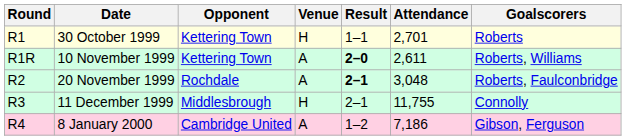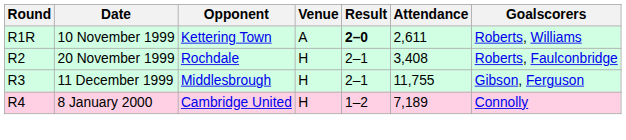- row: (109, 37)
(303, 80) A -> (303, 59) H
(356, 80) bold -> (356, 59) normal
(411, 80) 3,048 -> (411, 59) 3,408
(501, 102) Connolly -> (529, 80) Gibson, Ferguson
(303, 124) A -> (303, 102) H
(411, 124) 7,186 -> (411, 102) 7,189
(529, 124) Gibson, Ferguson -> (501, 102) Connolly
